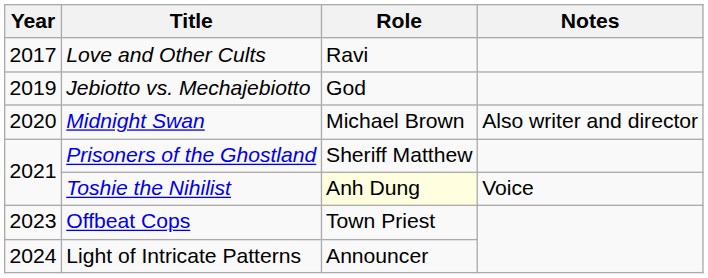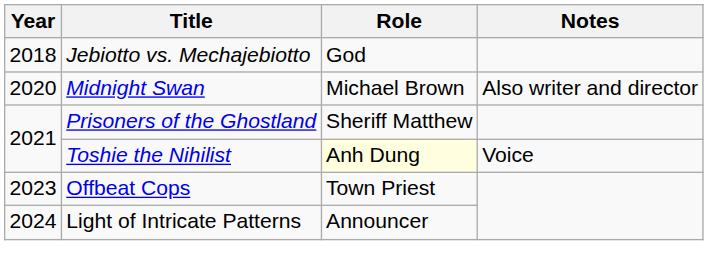- row: (166, 54)
(33, 88) 2019 -> (33, 54) 2018
